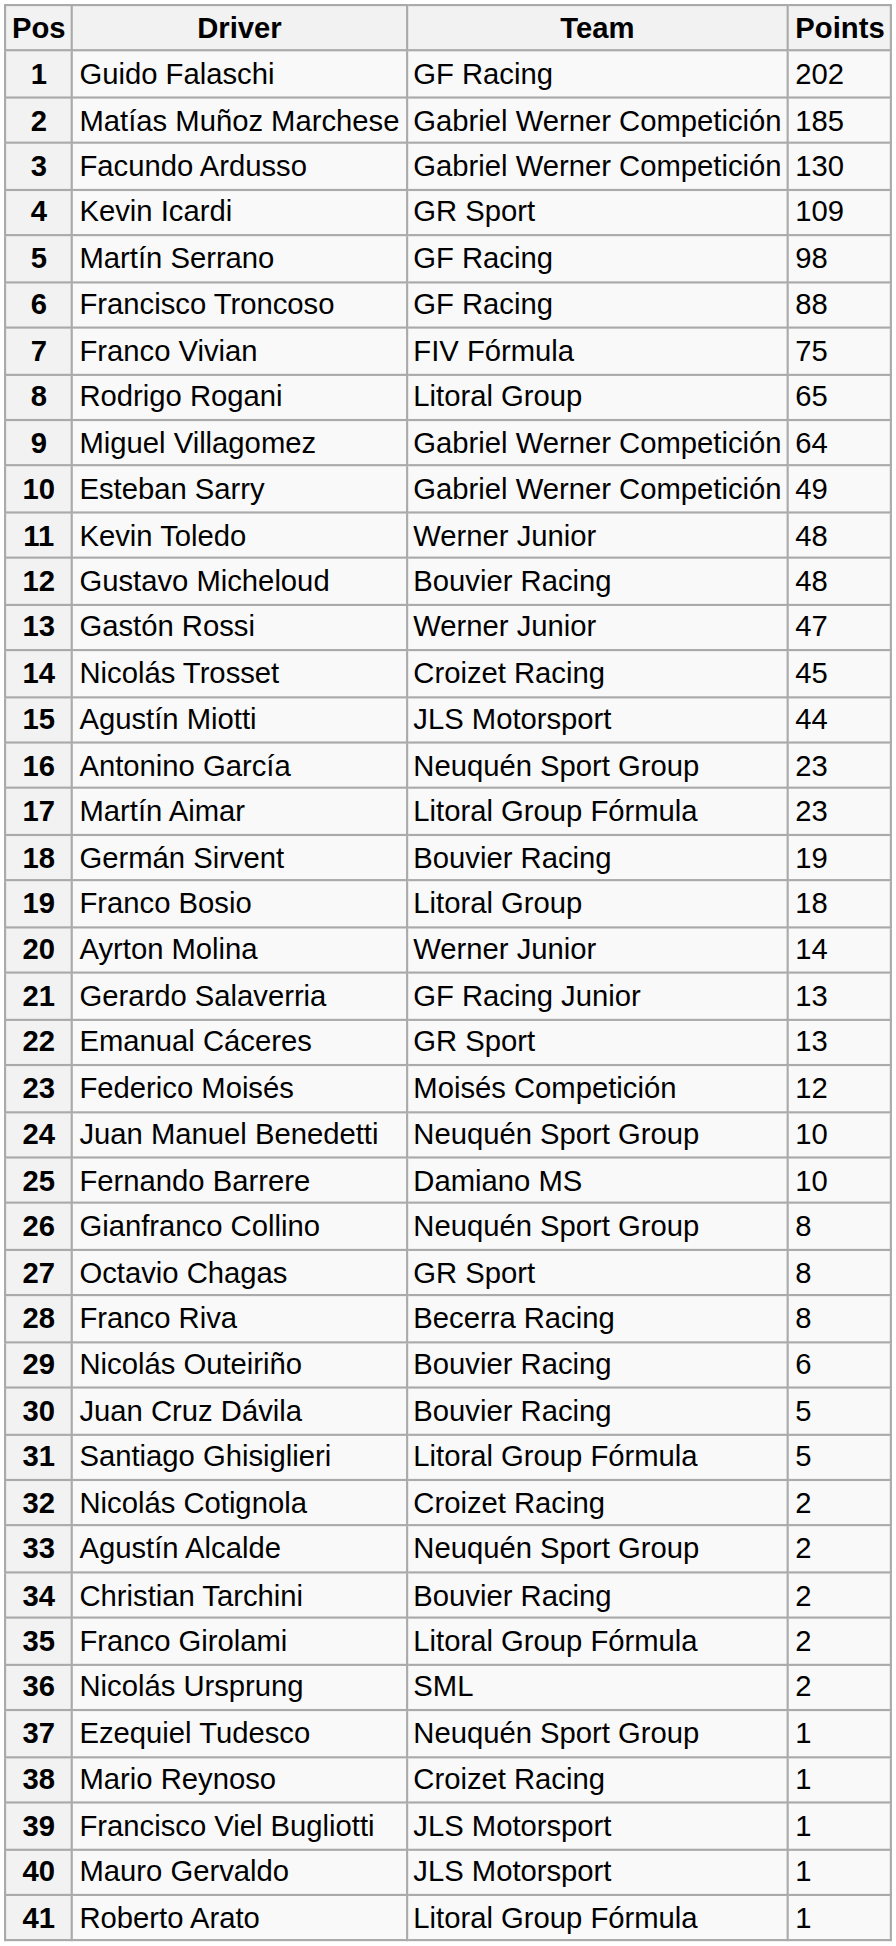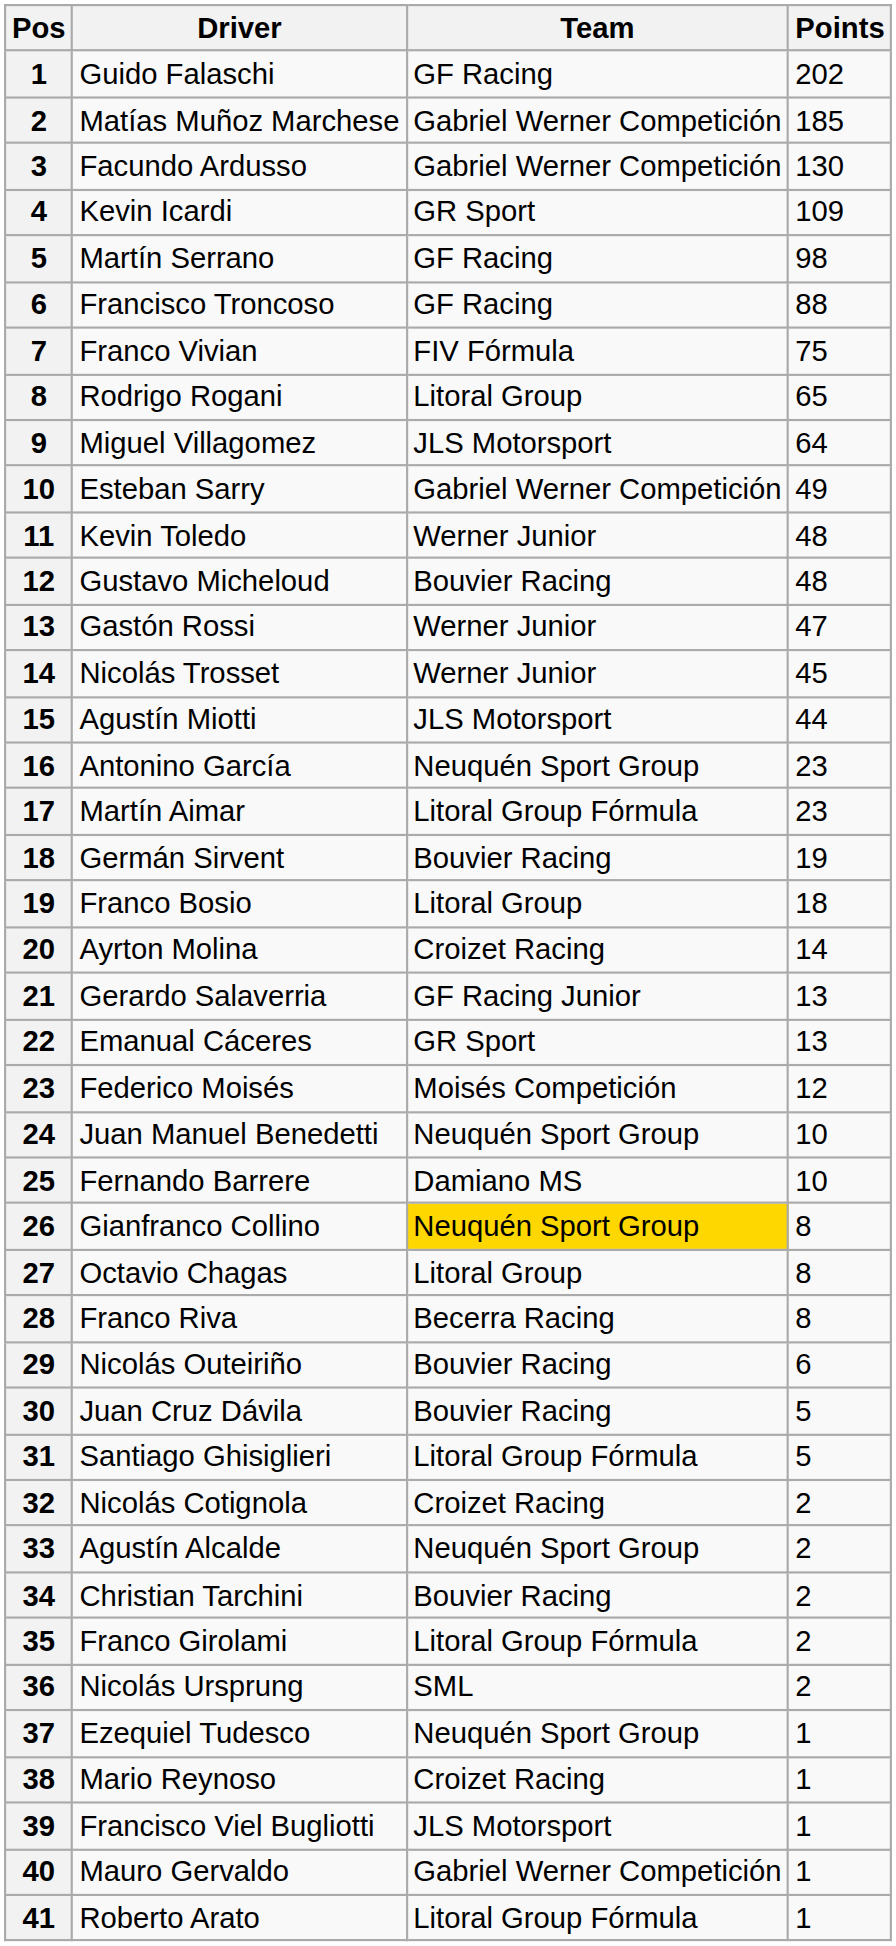(597, 443) Gabriel Werner Competición -> (512, 443) JLS Motorsport
(509, 673) Croizet Racing -> (505, 673) Werner Junior
(505, 950) Werner Junior -> (509, 950) Croizet Racing
(556, 1226) no background -> (556, 1226) gold background
(474, 1272) GR Sport -> (498, 1272) Litoral Group
(512, 1871) JLS Motorsport -> (597, 1871) Gabriel Werner Competición
